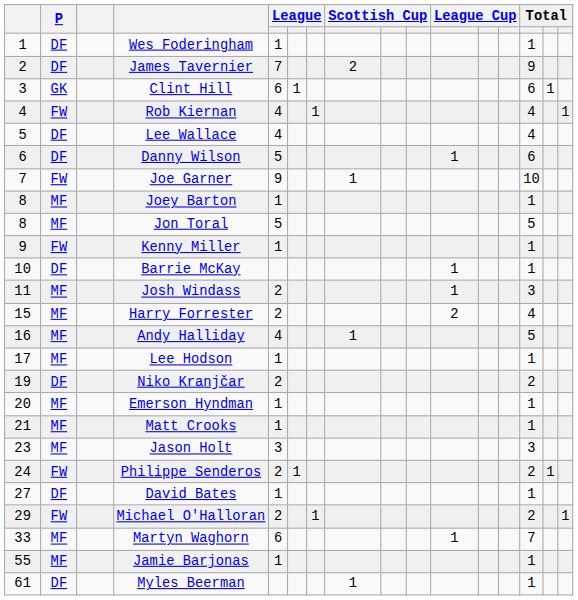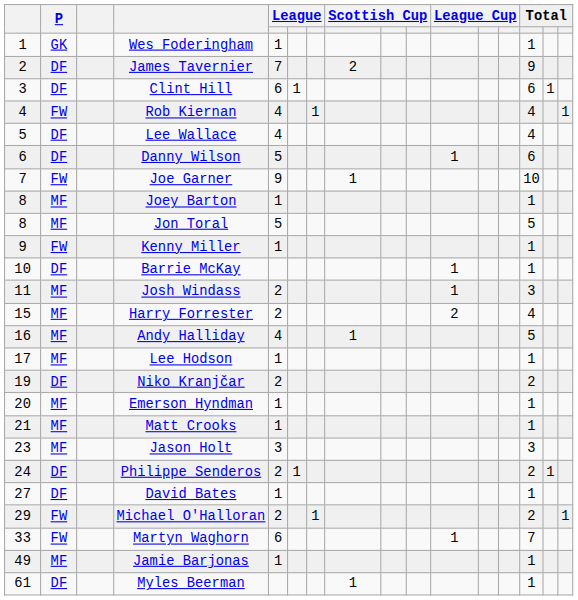(59, 45) DF -> (59, 45) GK
(59, 90) GK -> (59, 90) DF
(59, 471) FW -> (59, 471) DF
(59, 539) MF -> (59, 539) FW
(23, 561) 55 -> (23, 561) 49
